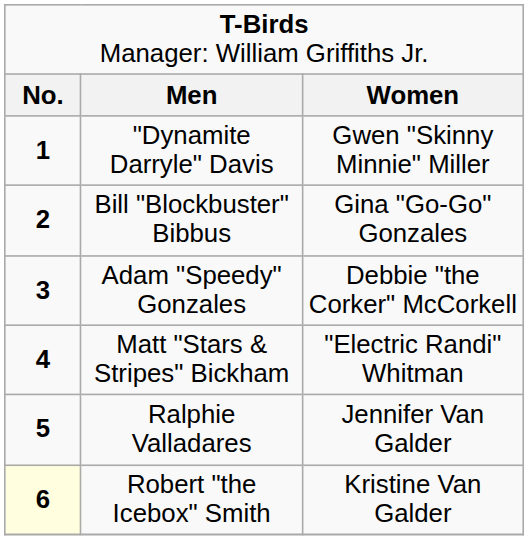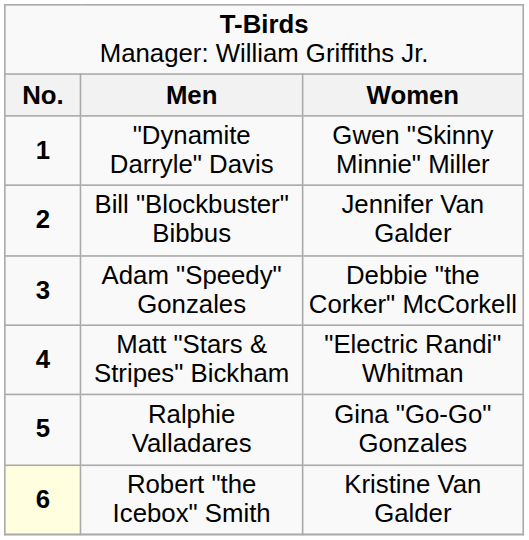(413, 219) Gina "Go-Go" Gonzales -> (413, 219) Jennifer Van Galder
(413, 429) Jennifer Van Galder -> (413, 429) Gina "Go-Go" Gonzales
